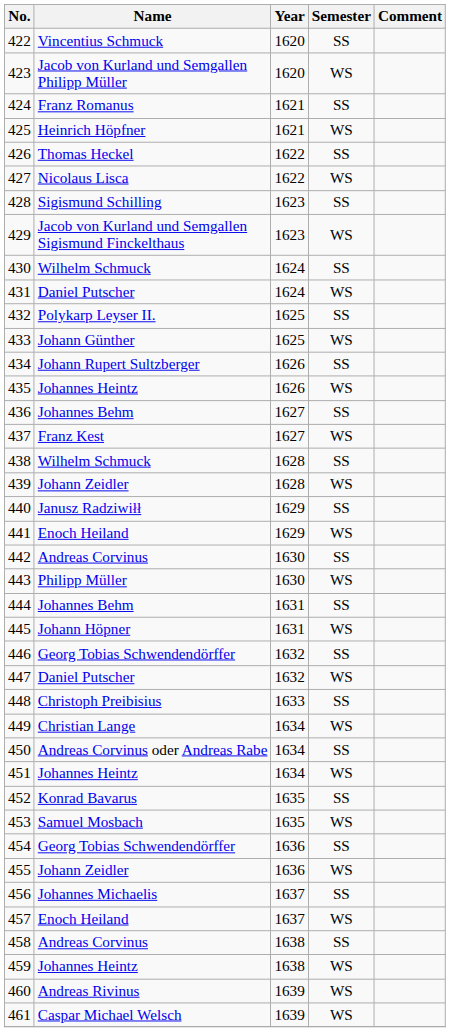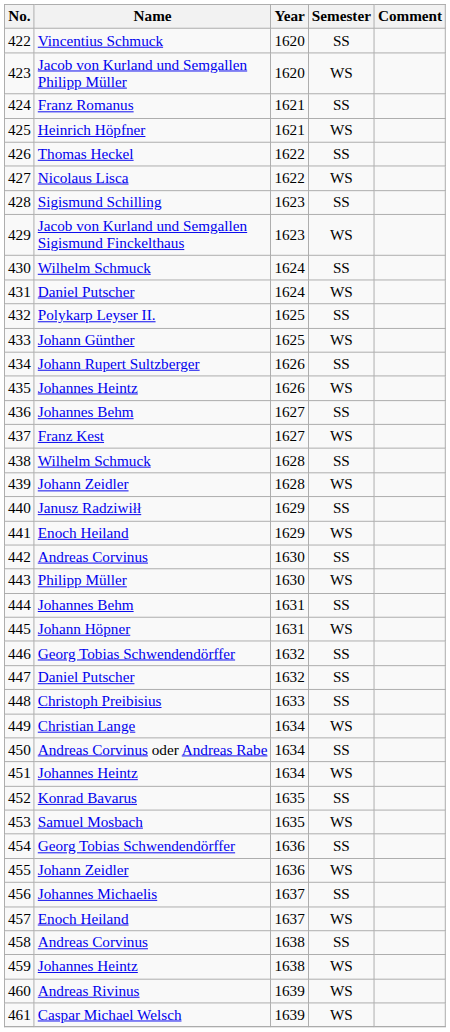(341, 677) WS -> (341, 677) SS
